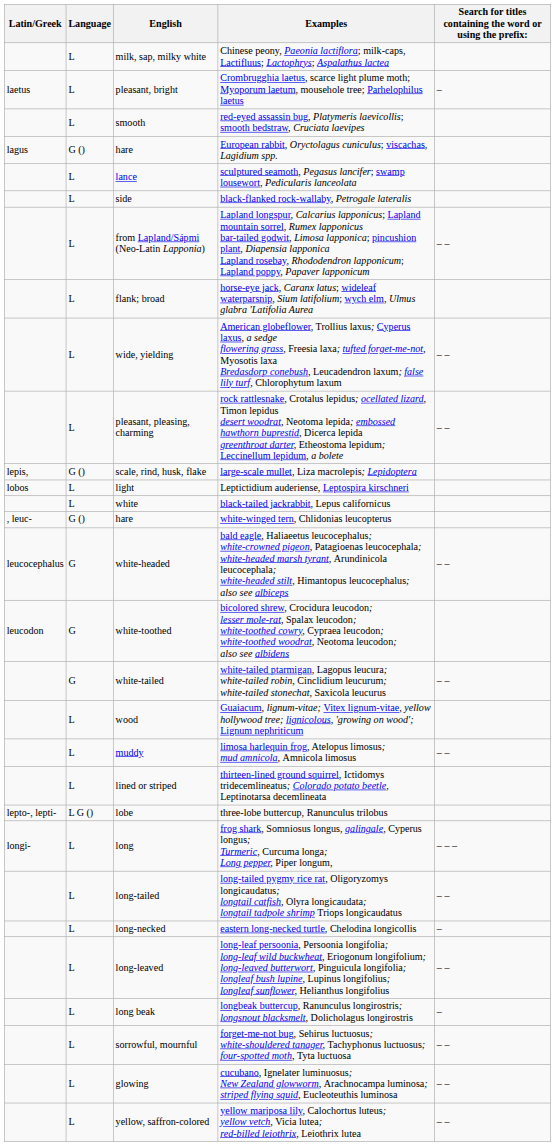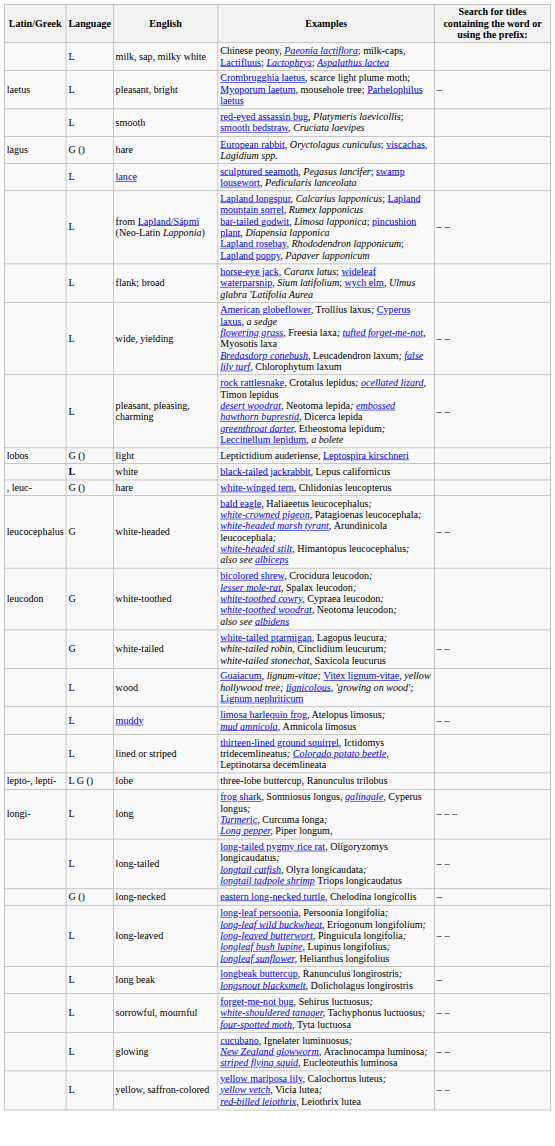- row: (316, 199)
- row: (318, 471)
(71, 487) L -> (77, 455) G ()
(71, 503) normal -> (72, 471) bold
(71, 929) L -> (77, 897) G ()
